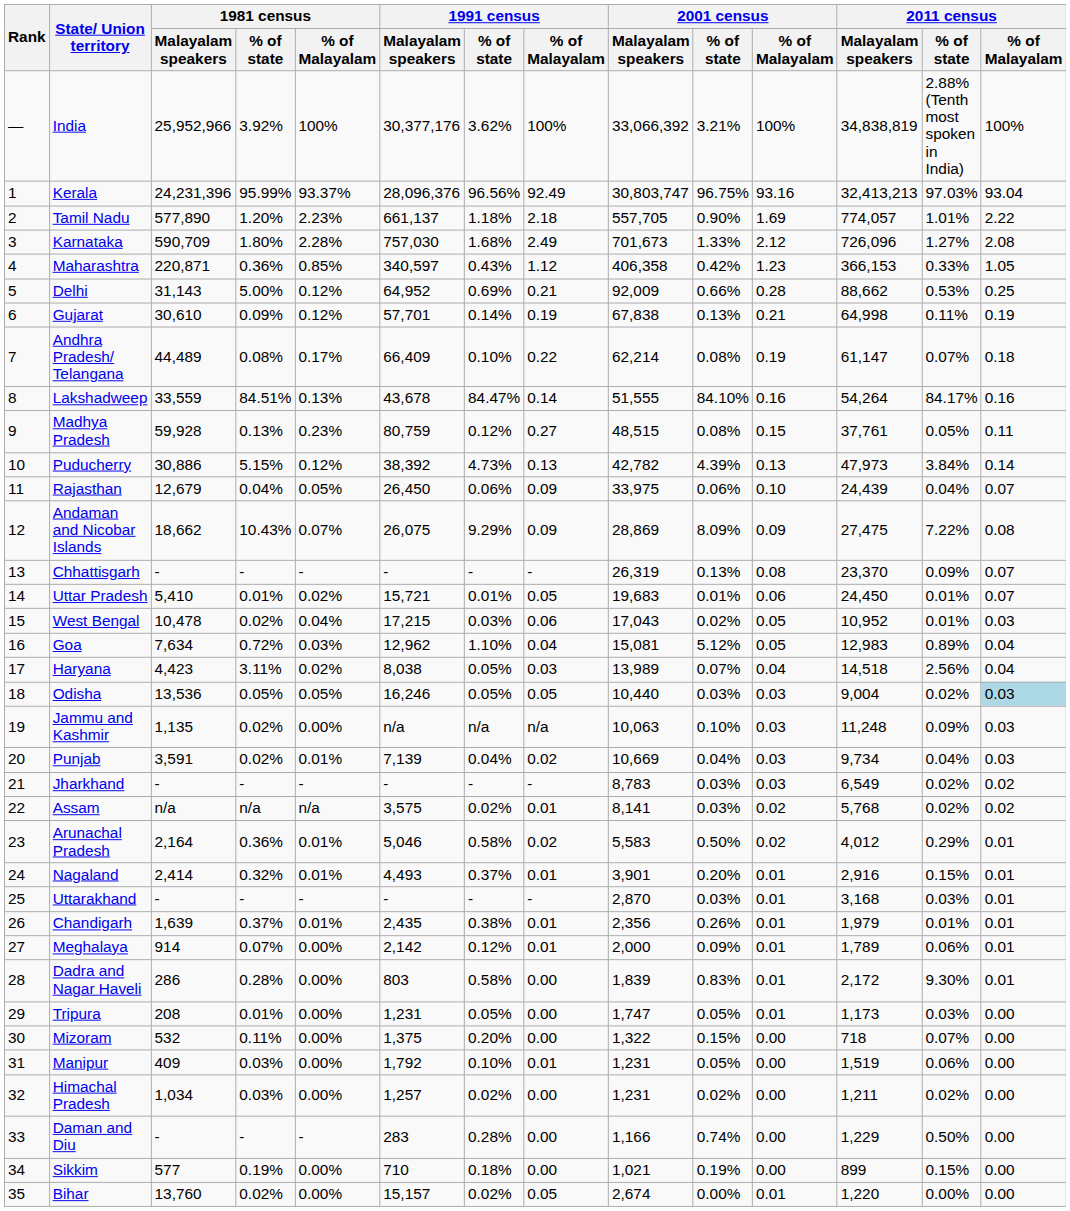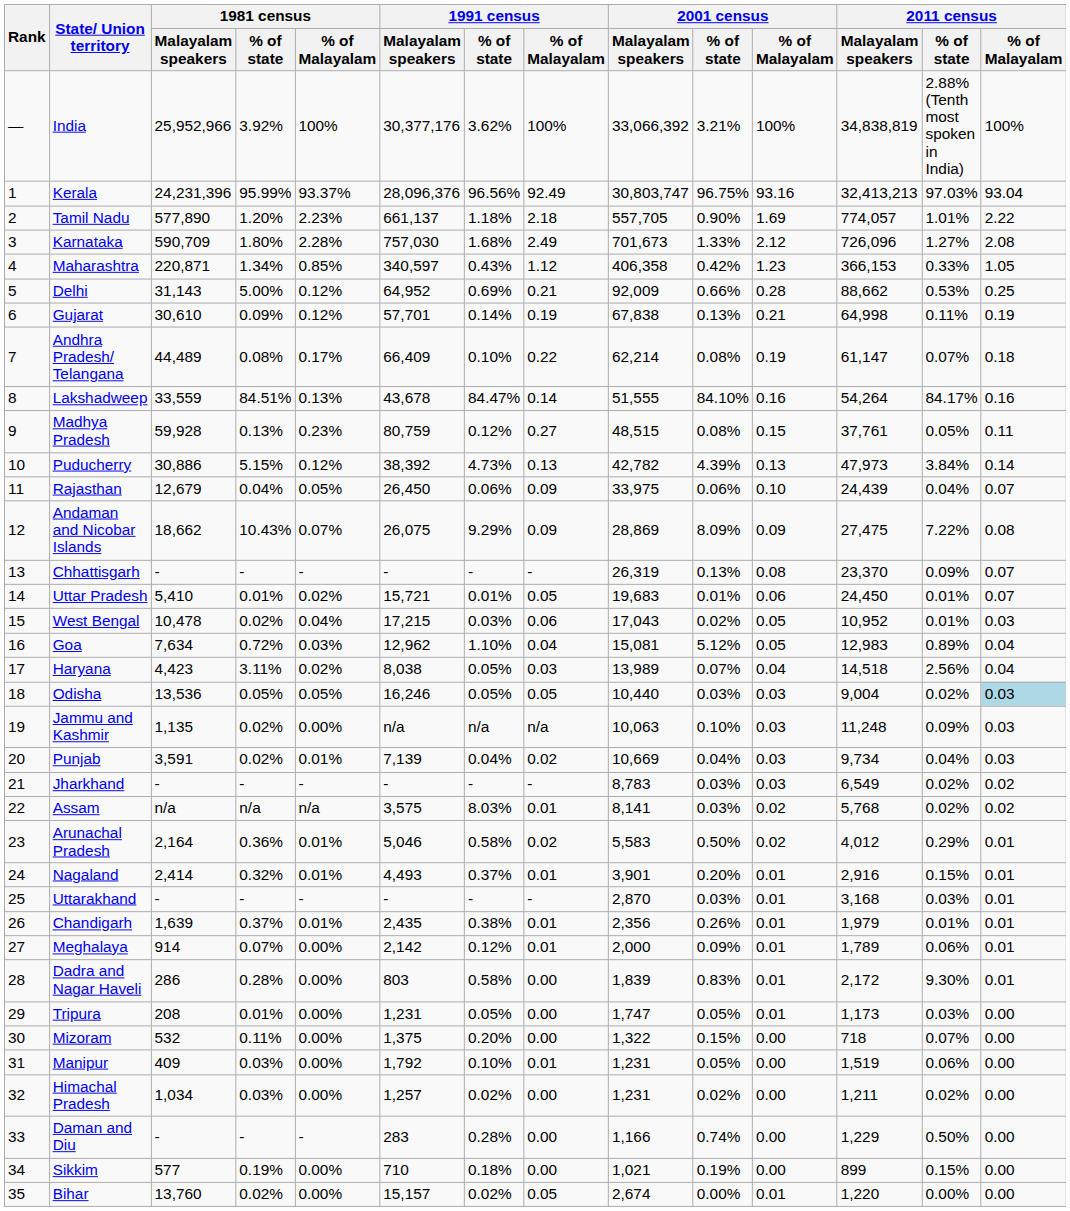(261, 266) 0.36% -> (261, 266) 1.34%
(490, 808) 0.02% -> (490, 808) 8.03%
